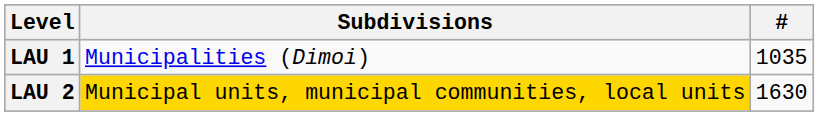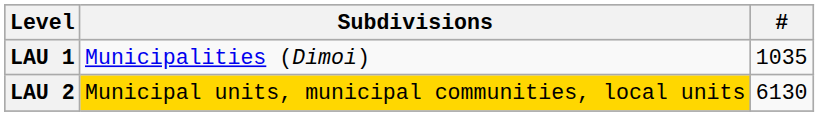(782, 93) 1630 -> (782, 93) 6130
